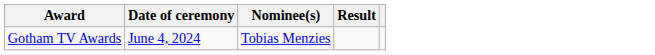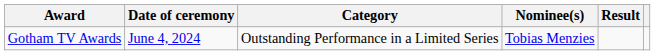+ column: (370, 15)
